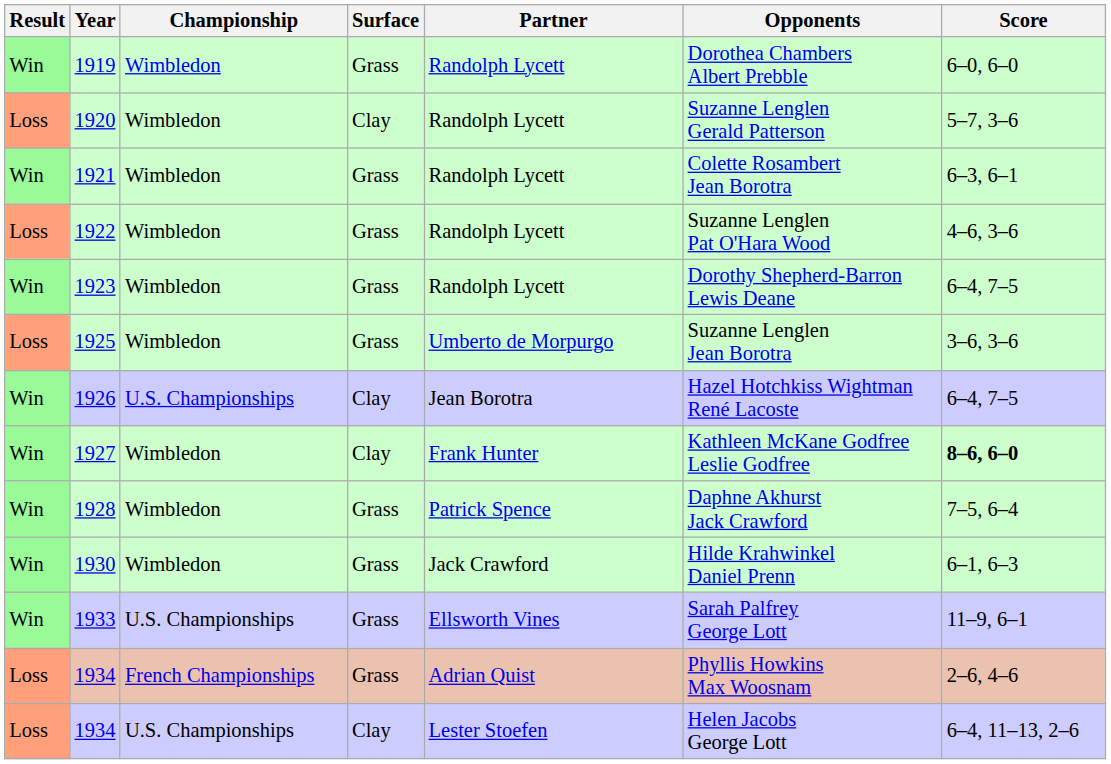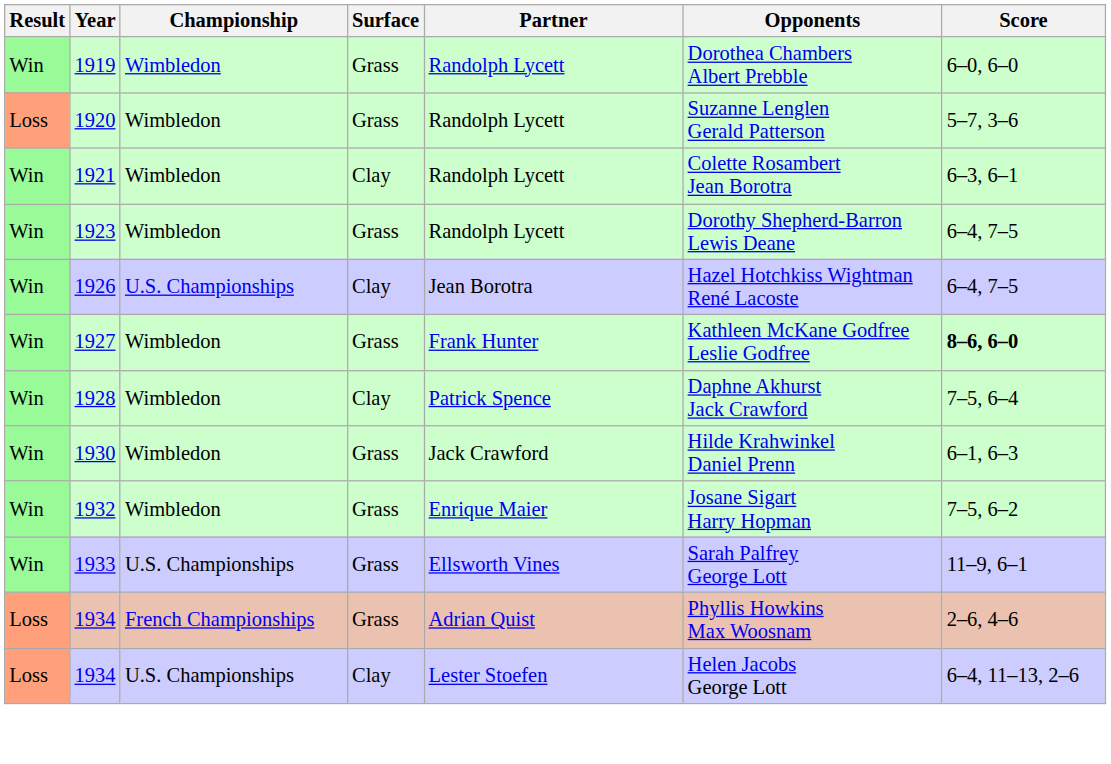(371, 120) Clay -> (375, 120) Grass
(375, 175) Grass -> (371, 175) Clay
- row: (95, 231)
- row: (95, 342)
(371, 453) Clay -> (375, 342) Grass
(375, 508) Grass -> (371, 397) Clay
+ row: (95, 508)
